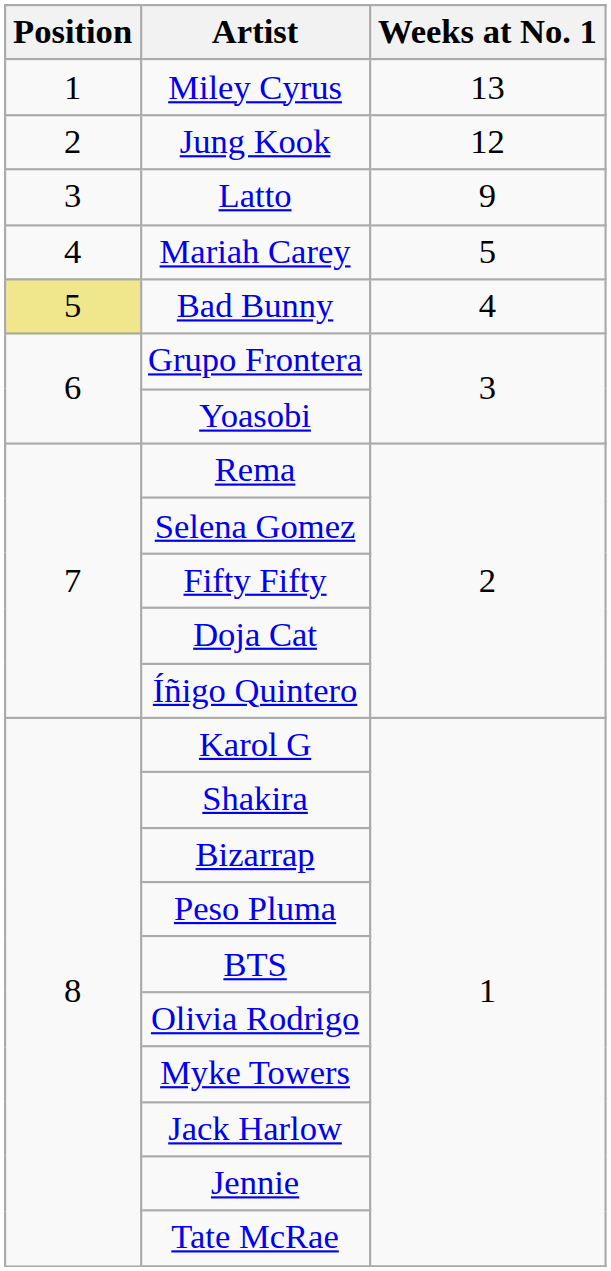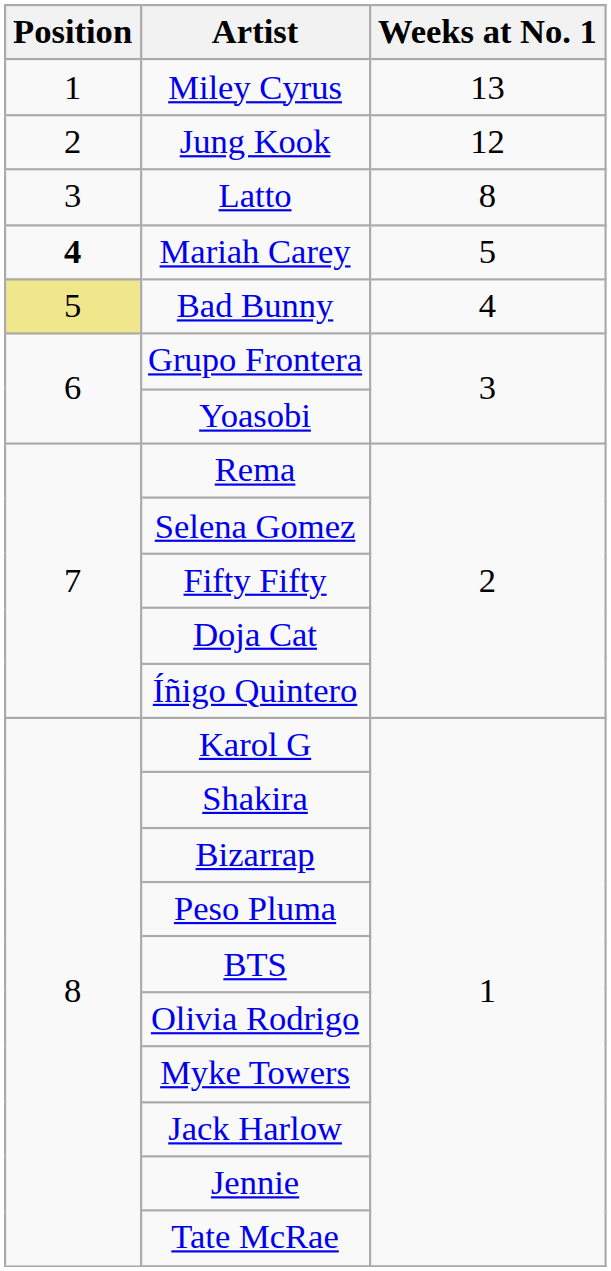(487, 196) 9 -> (487, 196) 8
(73, 251) normal -> (73, 251) bold
